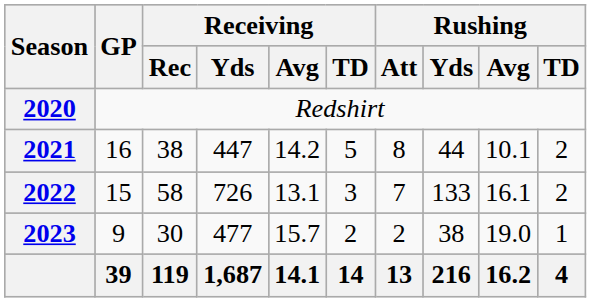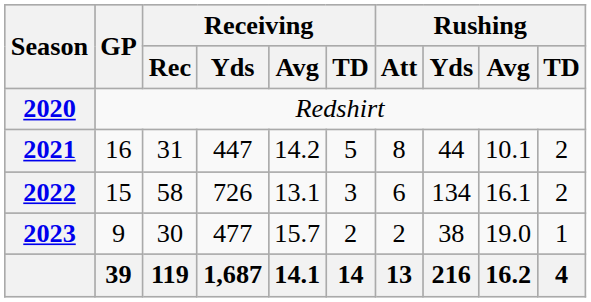(170, 150) 38 -> (170, 150) 31
(399, 191) 7 -> (399, 191) 6
(451, 191) 133 -> (451, 191) 134
